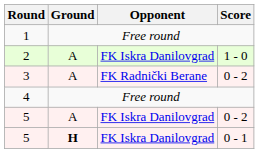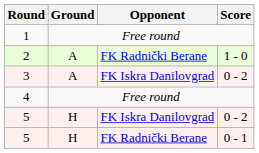(157, 55) FK Iskra Danilovgrad -> (154, 55) FK Radnički Berane
(154, 76) FK Radnički Berane -> (157, 76) FK Iskra Danilovgrad
(73, 117) A -> (73, 117) H
(73, 138) bold -> (73, 138) normal
(157, 138) FK Iskra Danilovgrad -> (154, 138) FK Radnički Berane
